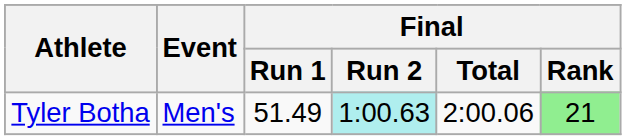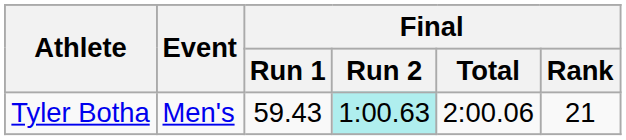(288, 113) 51.49 -> (288, 113) 59.43
(580, 113) lightgreen background -> (580, 113) no background
